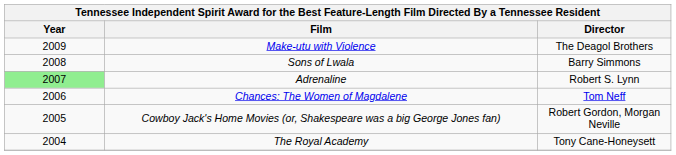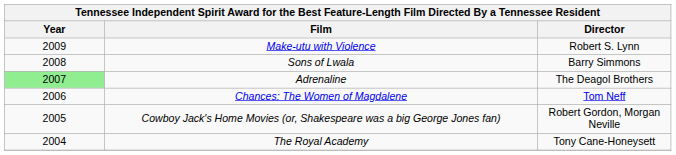(604, 46) The Deagol Brothers -> (604, 46) Robert S. Lynn
(604, 79) Robert S. Lynn -> (604, 79) The Deagol Brothers
